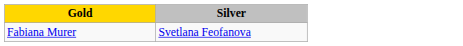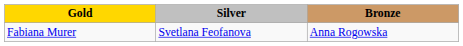+ column: (383, 13)
